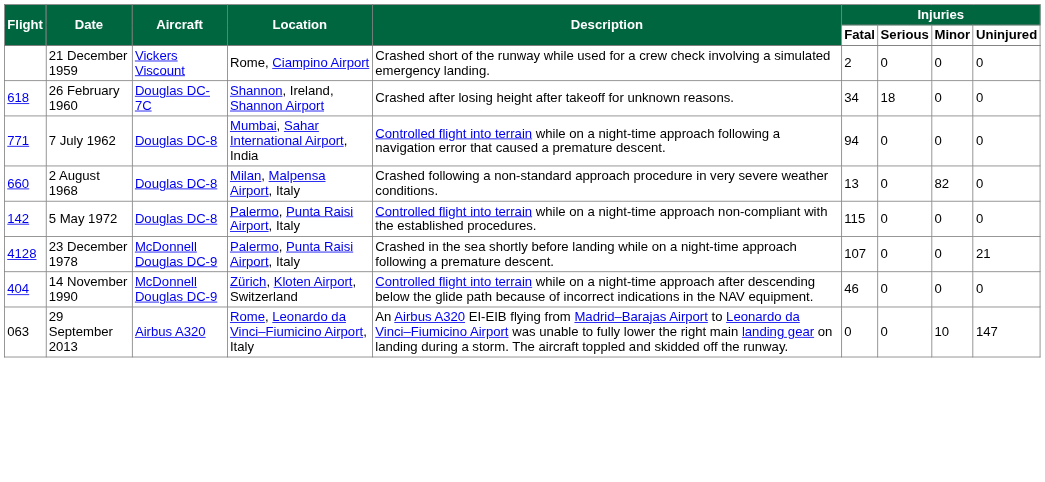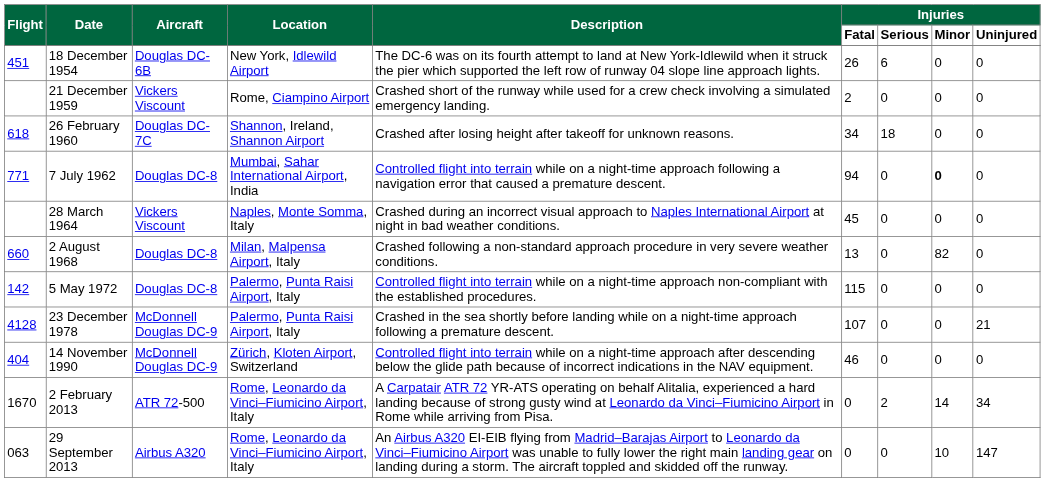+ row: (88, 63)
(938, 141) normal -> (938, 176) bold
+ row: (76, 218)
+ row: (80, 402)
